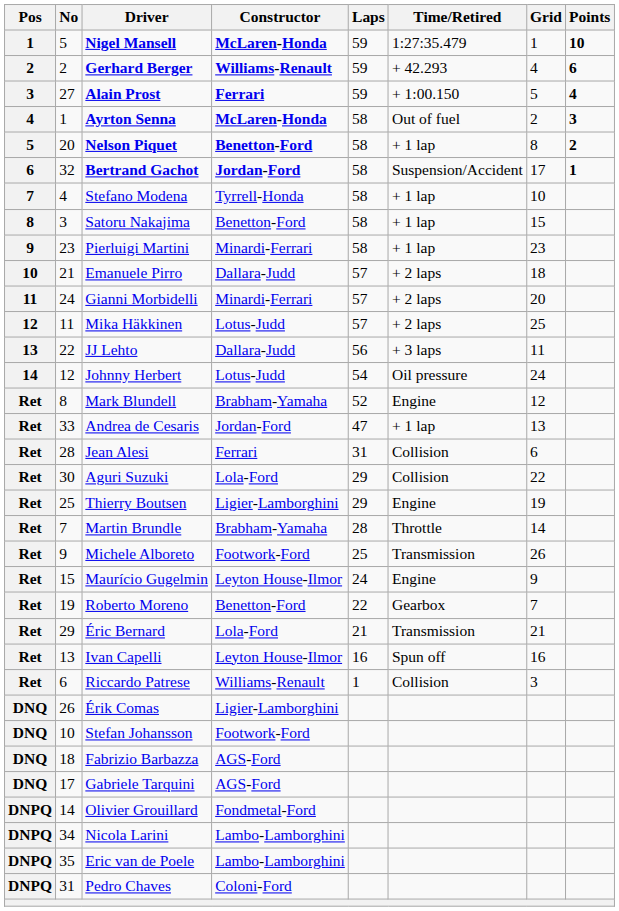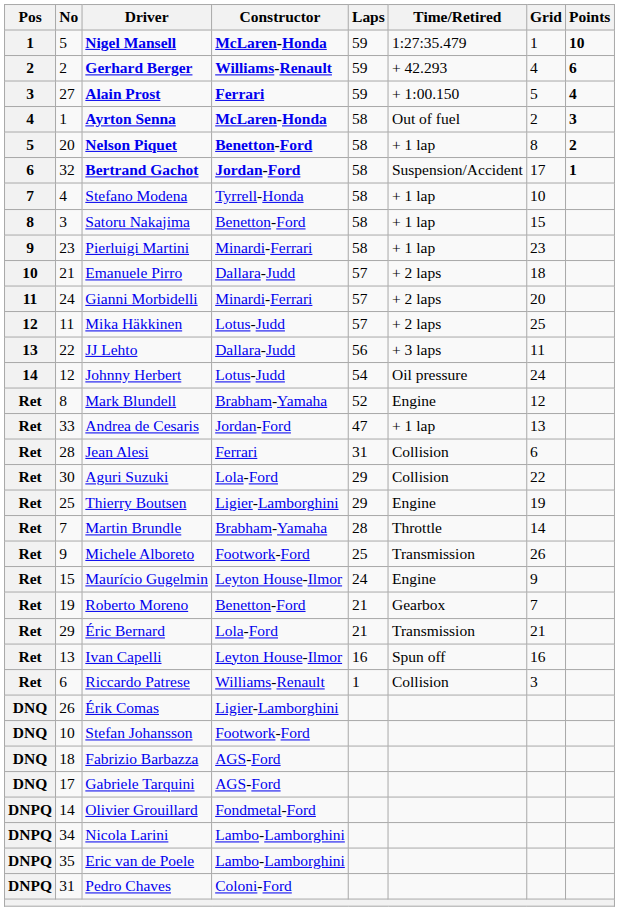(360, 605) 22 -> (360, 605) 21
